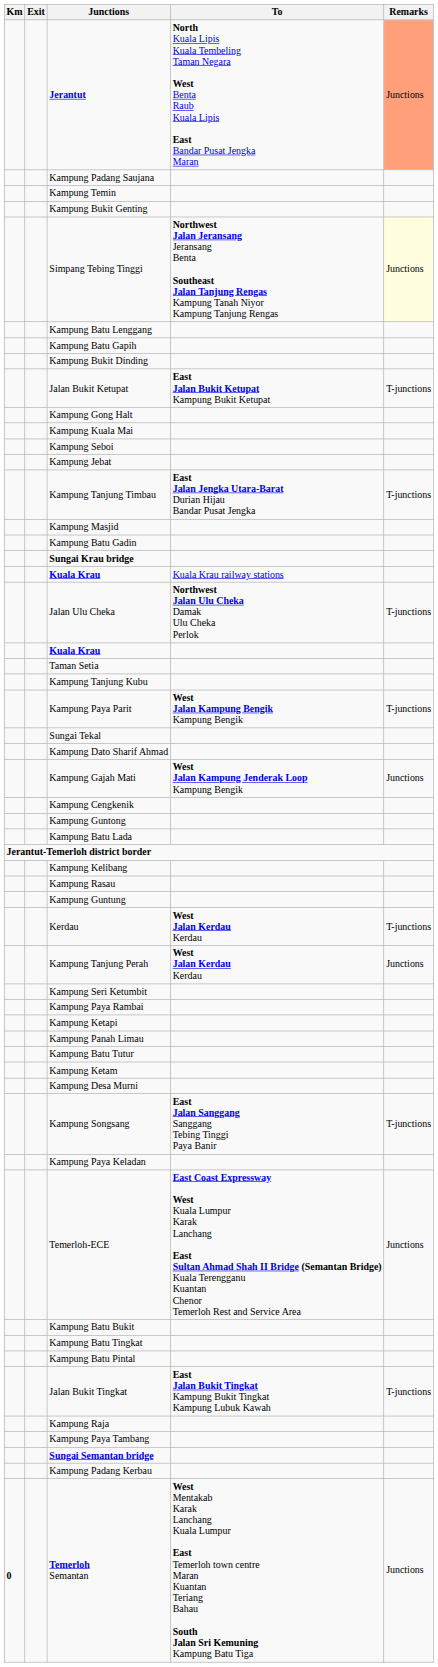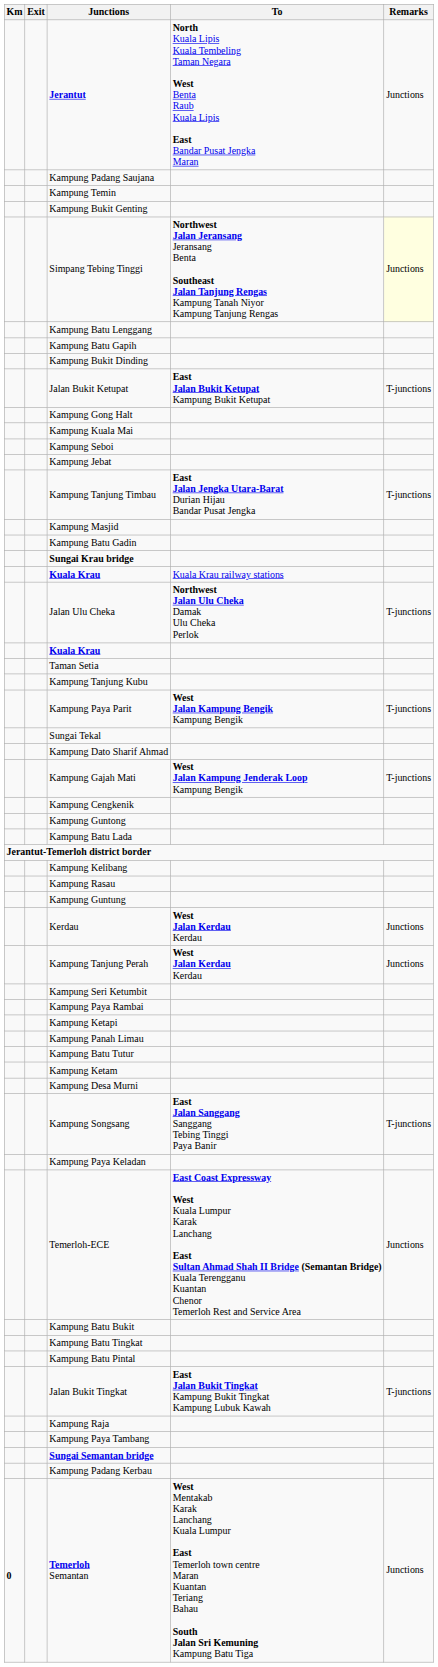(405, 95) lightsalmon background -> (405, 95) no background
(405, 778) Junctions -> (409, 778) T-junctions
(409, 926) T-junctions -> (405, 926) Junctions
